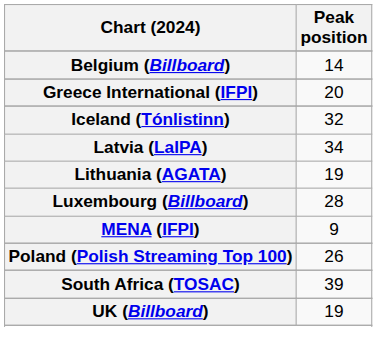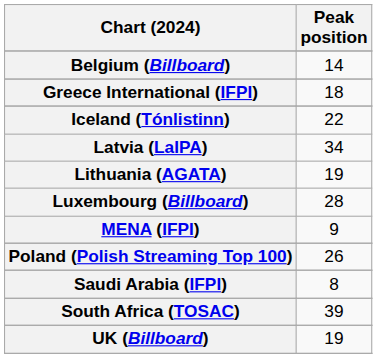(334, 92) 20 -> (334, 92) 18
(334, 119) 32 -> (334, 119) 22
+ row: (150, 284)
